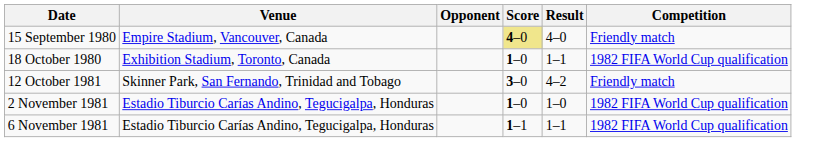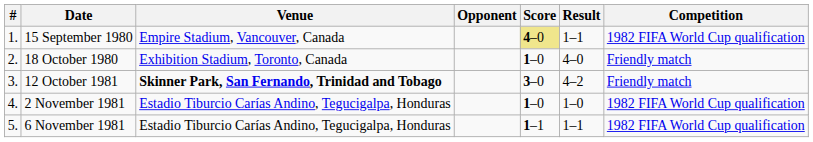+ column: (13, 15)
(556, 37) 4–0 -> (573, 37) 1–1
(632, 37) Friendly match -> (706, 37) 1982 FIFA World Cup qualification
(556, 59) 1–1 -> (573, 59) 4–0
(689, 59) 1982 FIFA World Cup qualification -> (649, 59) Friendly match
(262, 81) normal -> (290, 81) bold
